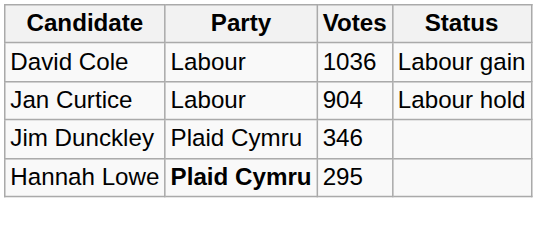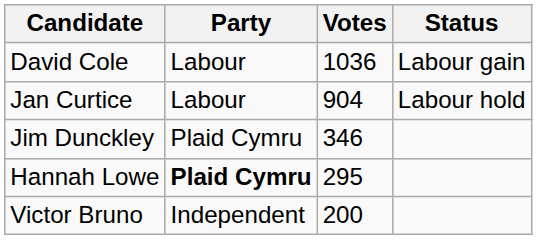+ row: (77, 215)
